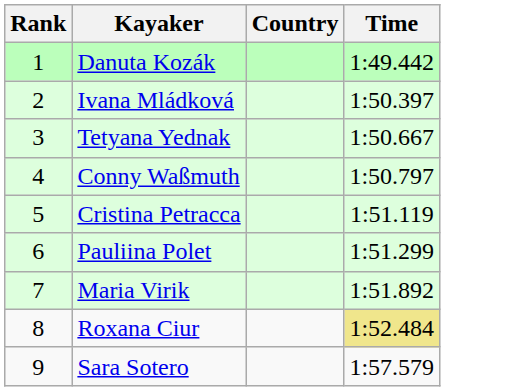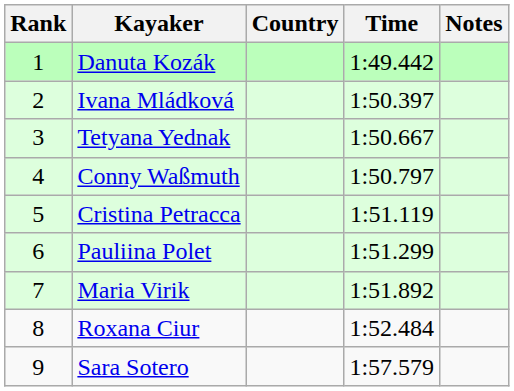+ column: (474, 23)
(392, 328) khaki background -> (392, 328) no background
